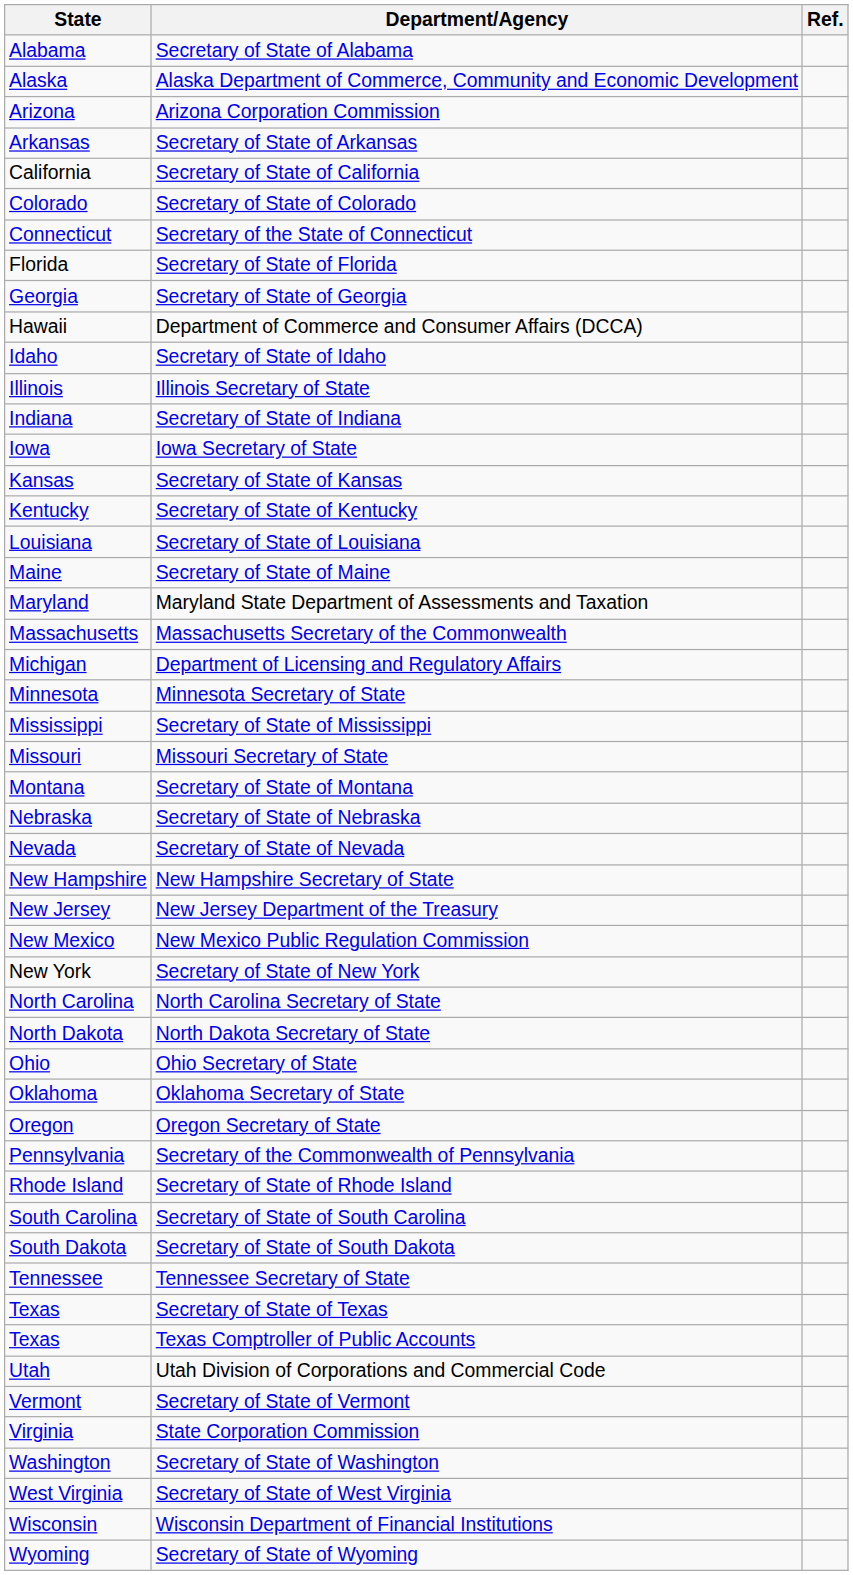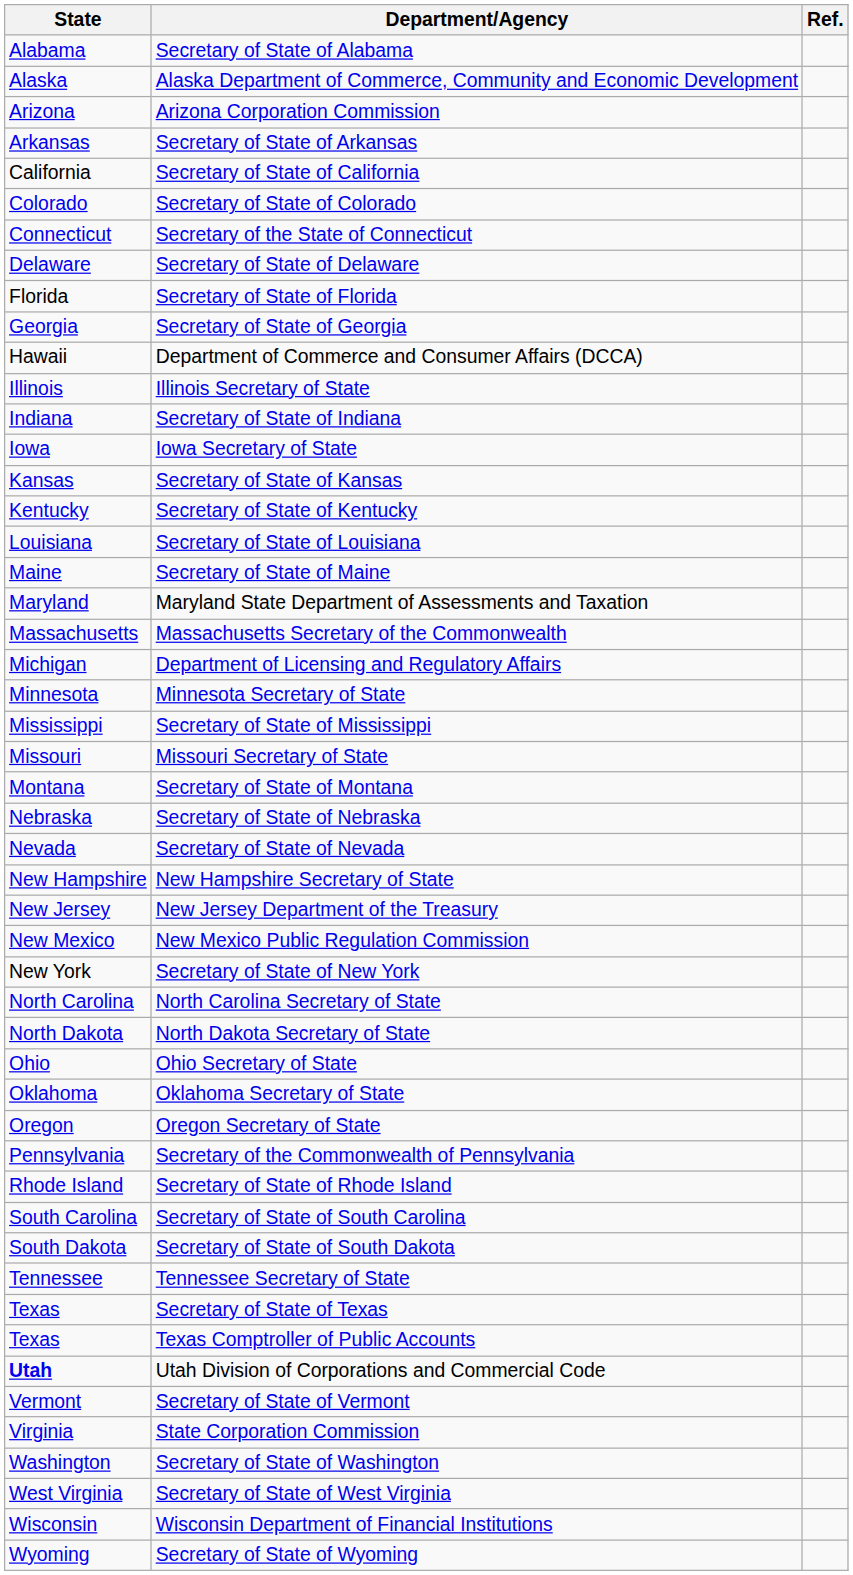+ row: (288, 265)
- row: (271, 357)
(30, 1370) normal -> (31, 1370) bold
